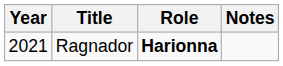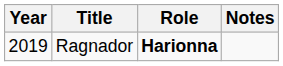(28, 46) 2021 -> (28, 46) 2019
